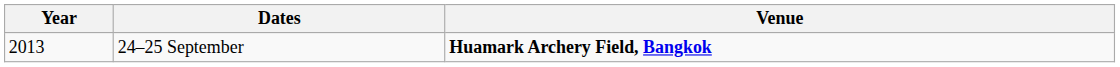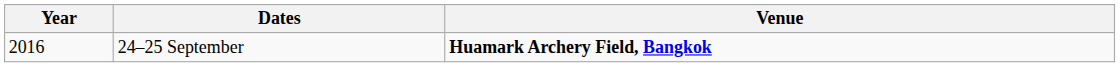(27, 47) 2013 -> (27, 47) 2016
